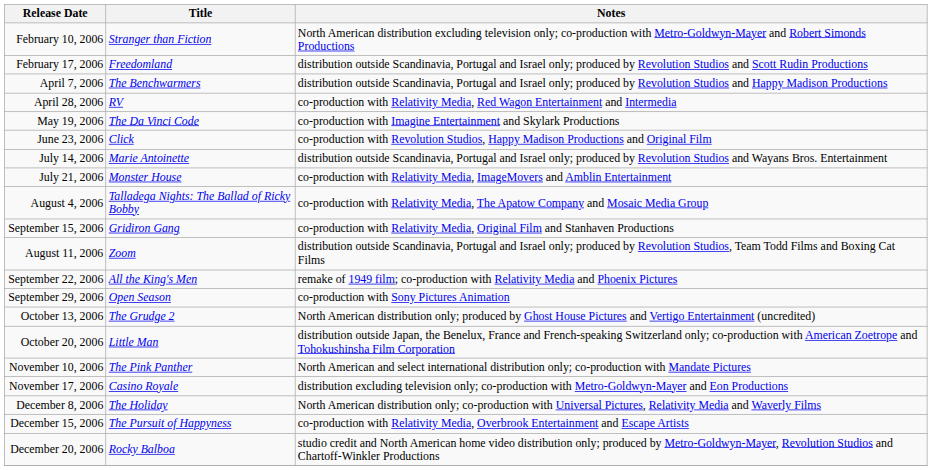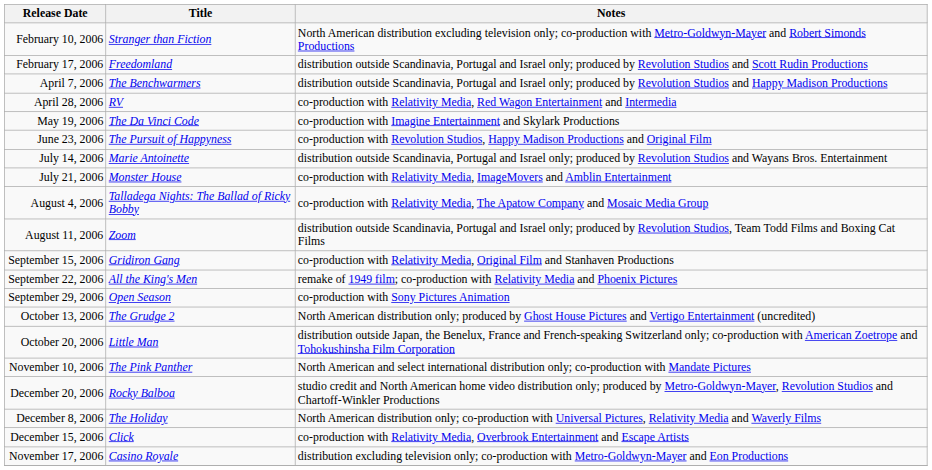(121, 139) Click -> (170, 139) The Pursuit of Happyness
rows swapped: (64, 253) <-> (56, 228)
rows swapped: (56, 386) <-> (57, 449)
(170, 423) The Pursuit of Happyness -> (121, 437) Click
